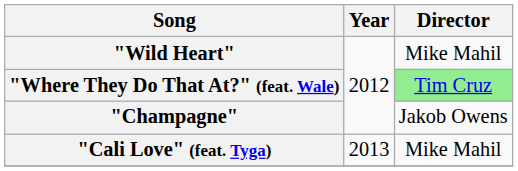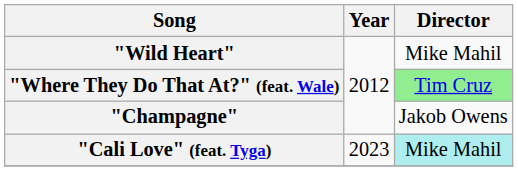(369, 149) 2013 -> (369, 149) 2023
(453, 149) no background -> (453, 149) paleturquoise background
